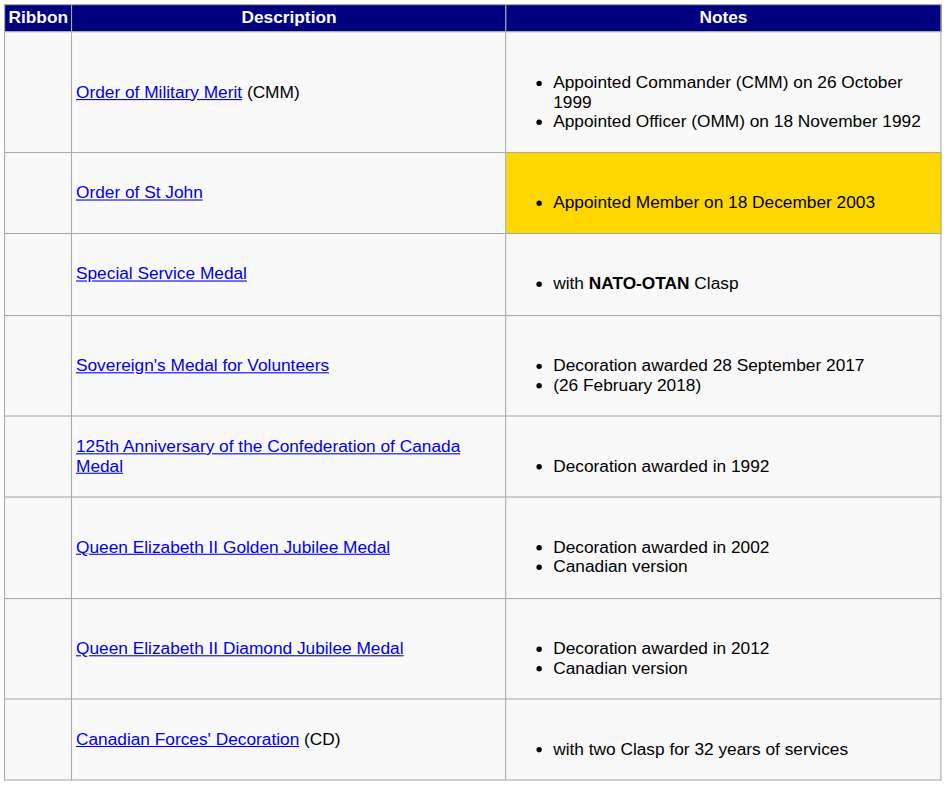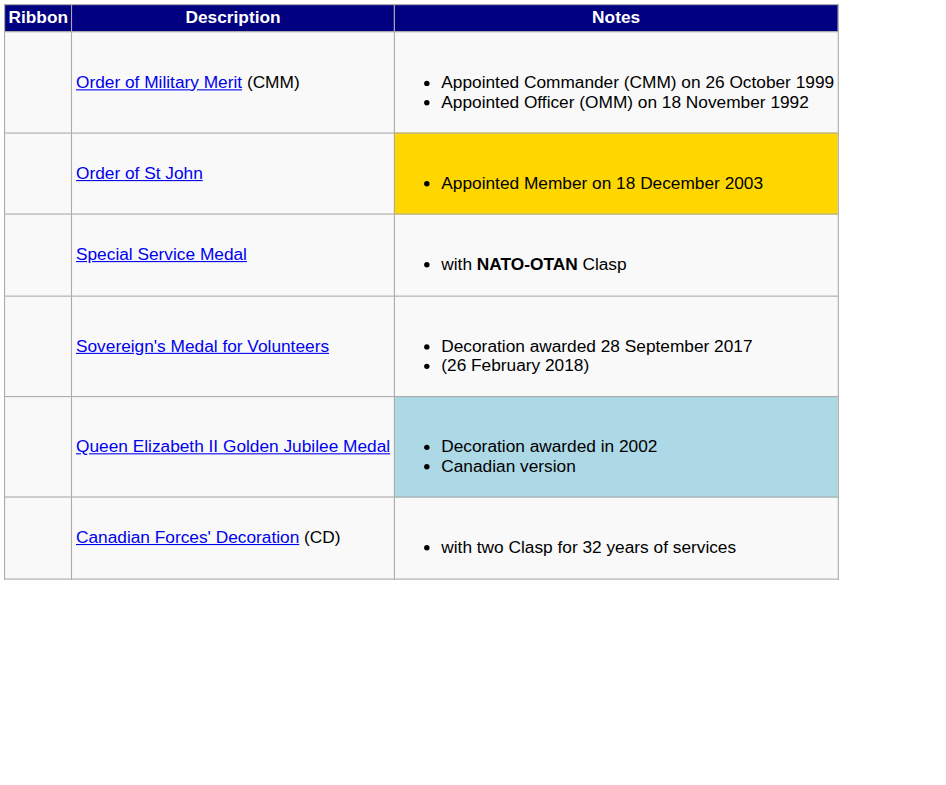- row: (268, 456)
(723, 557) no background -> (616, 457) lightblue background
- row: (240, 648)
